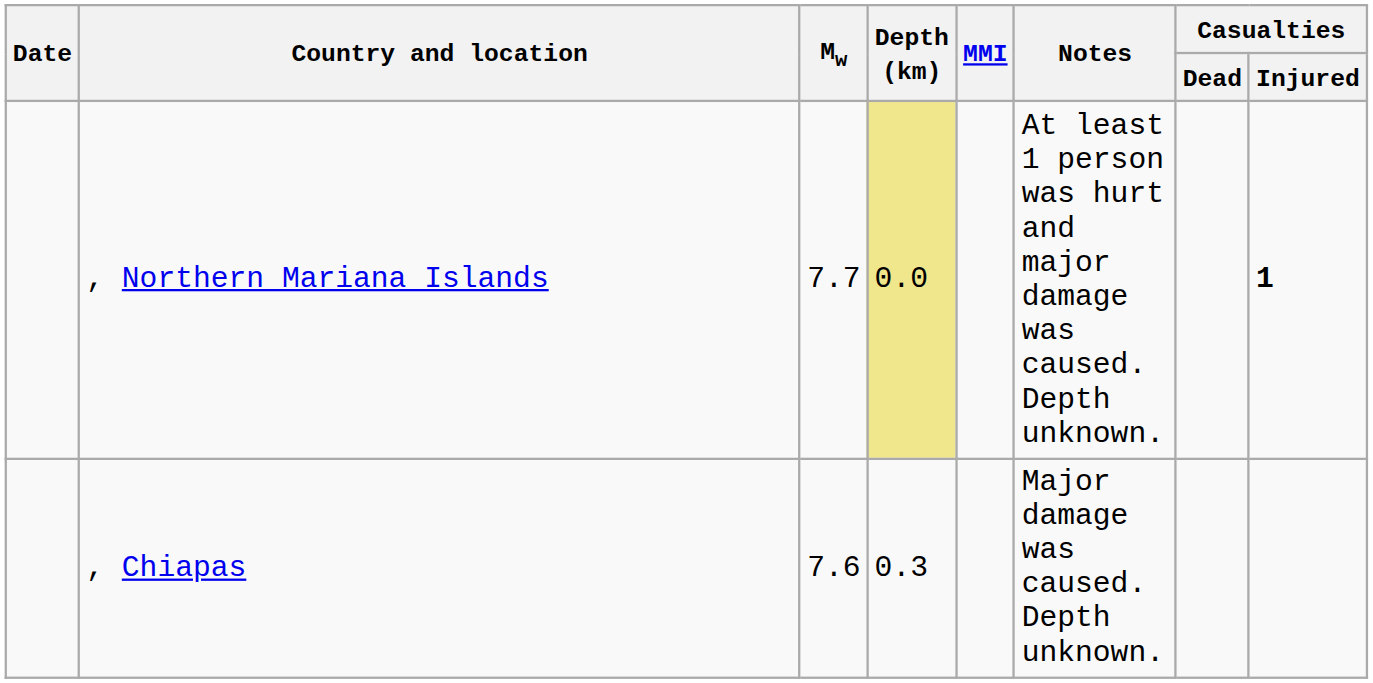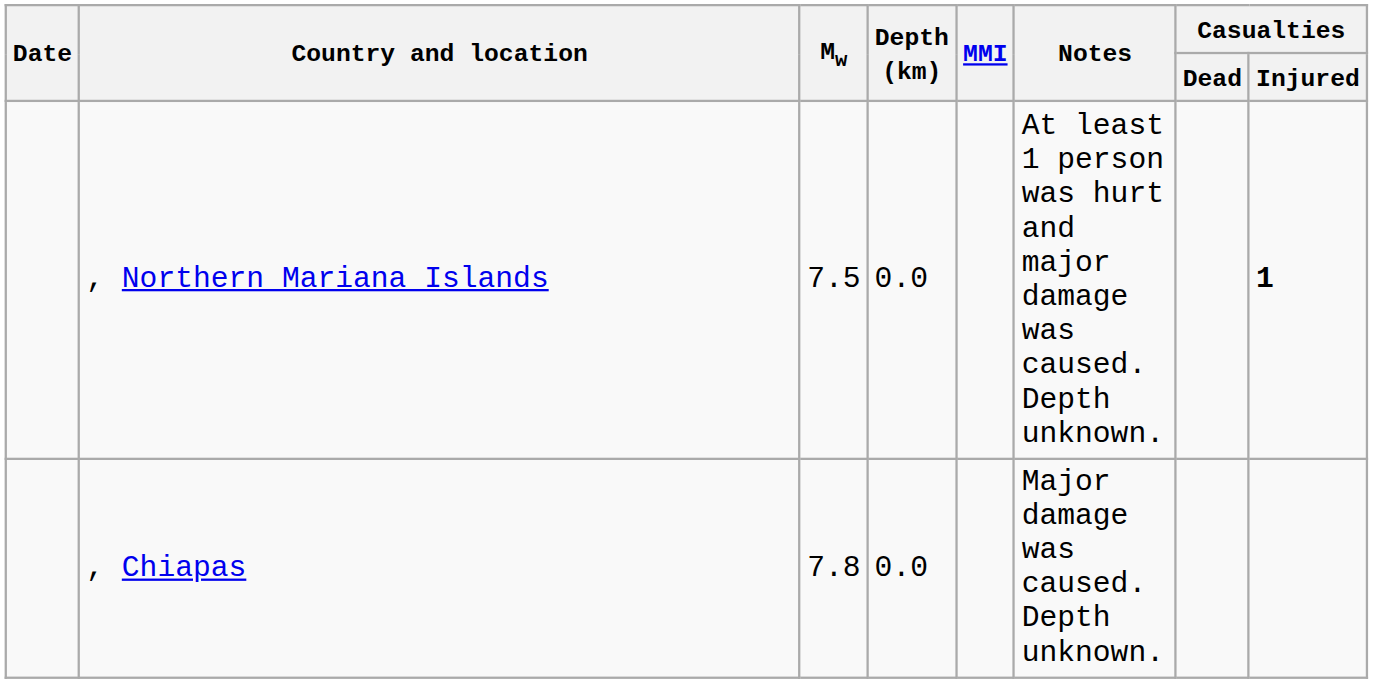(834, 280) 7.7 -> (834, 280) 7.5
(901, 280) khaki background -> (901, 280) no background
(834, 568) 7.6 -> (834, 568) 7.8
(901, 568) 0.3 -> (901, 568) 0.0
